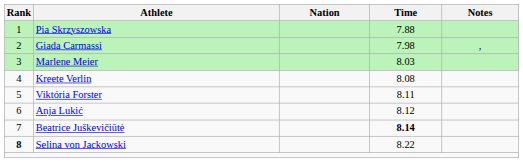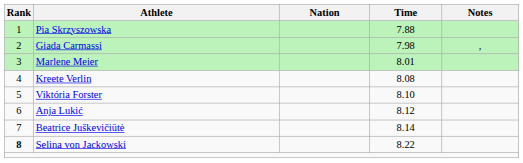(406, 62) 8.03 -> (406, 62) 8.01
(406, 95) 8.11 -> (406, 95) 8.10
(406, 128) bold -> (406, 128) normal
